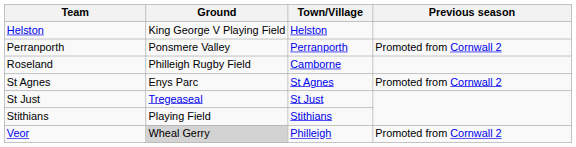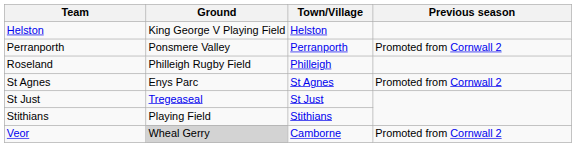(316, 64) Camborne -> (311, 64) Philleigh
(311, 133) Philleigh -> (316, 133) Camborne
